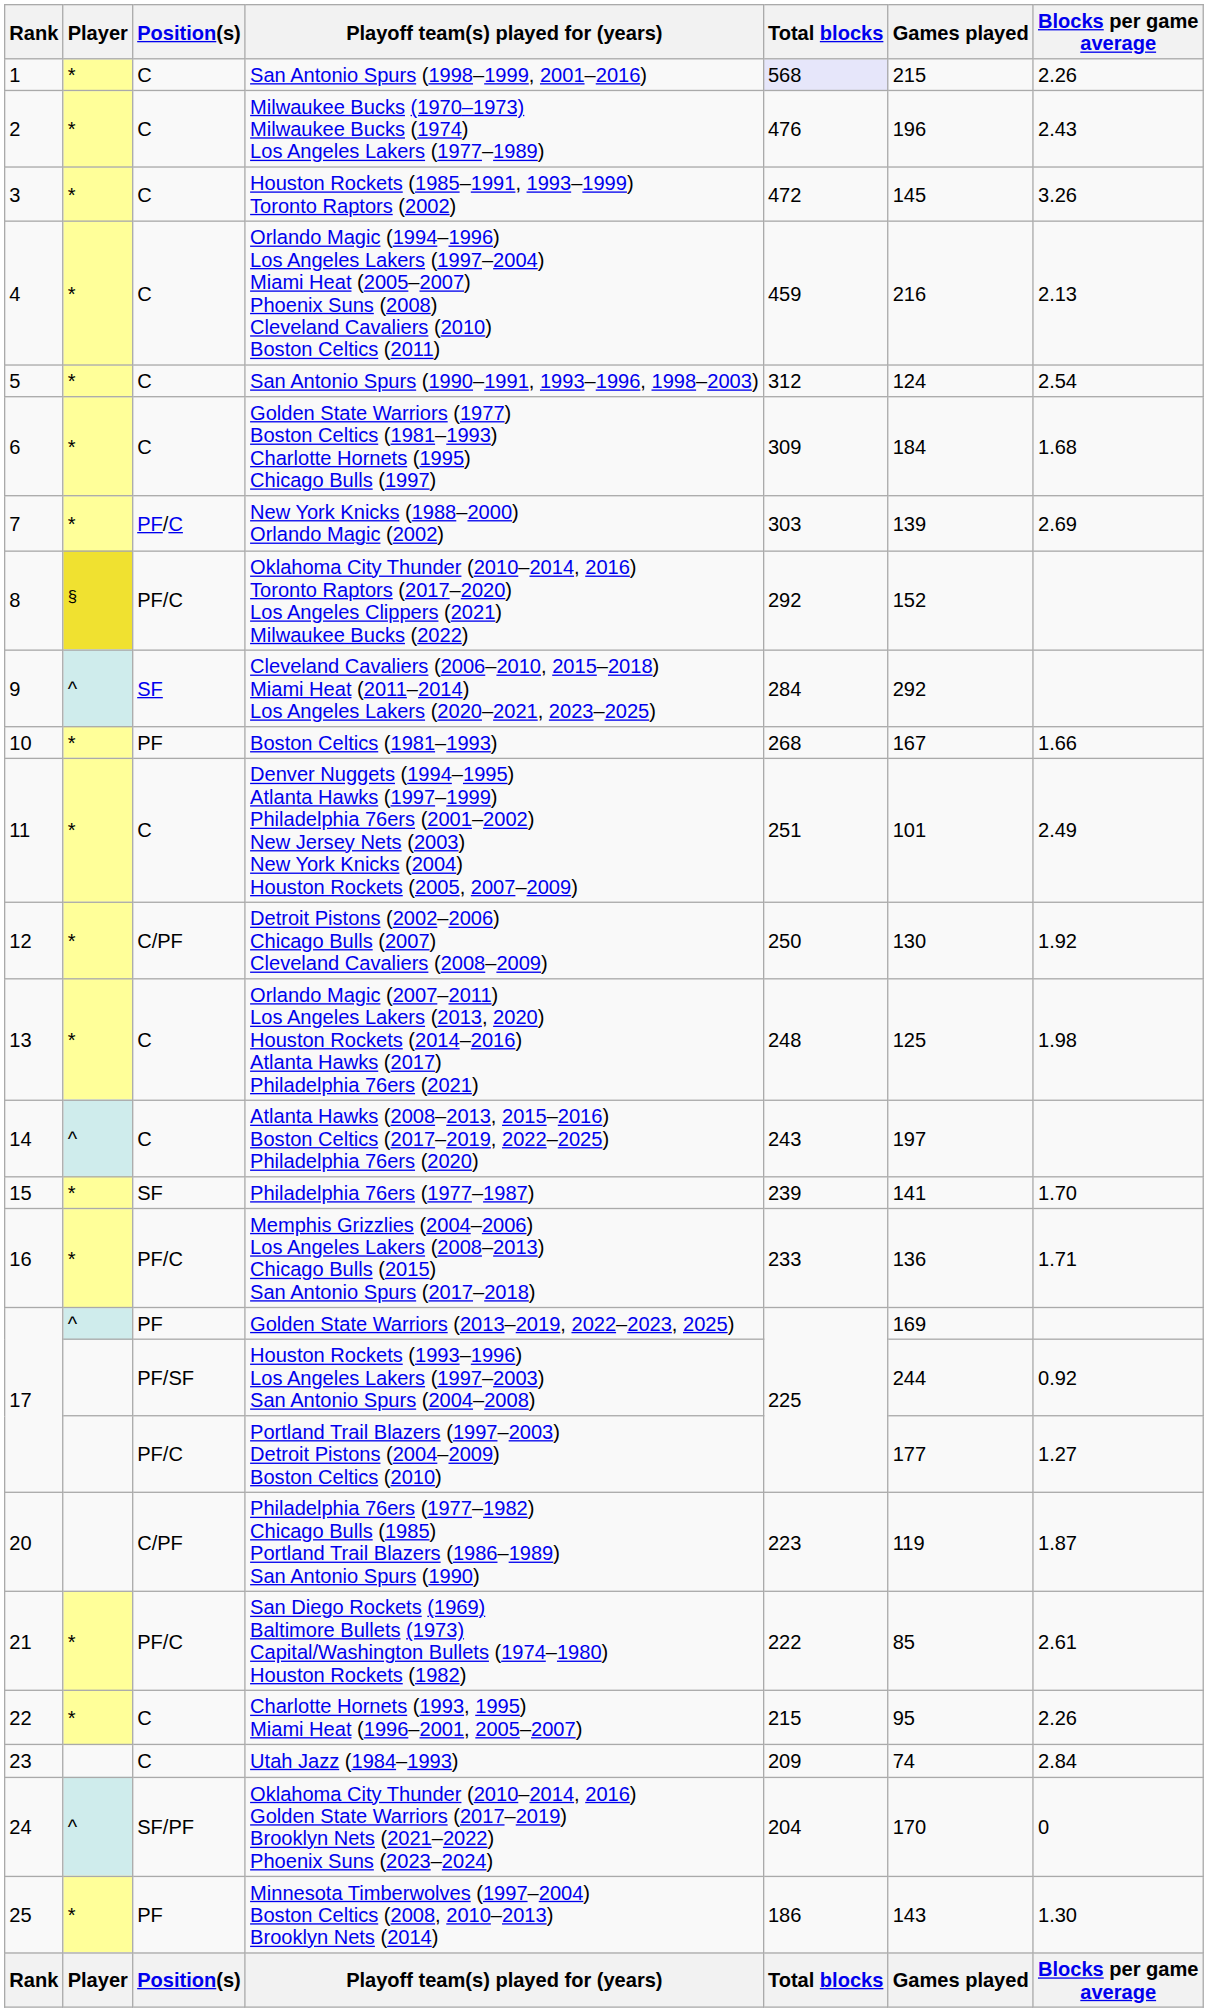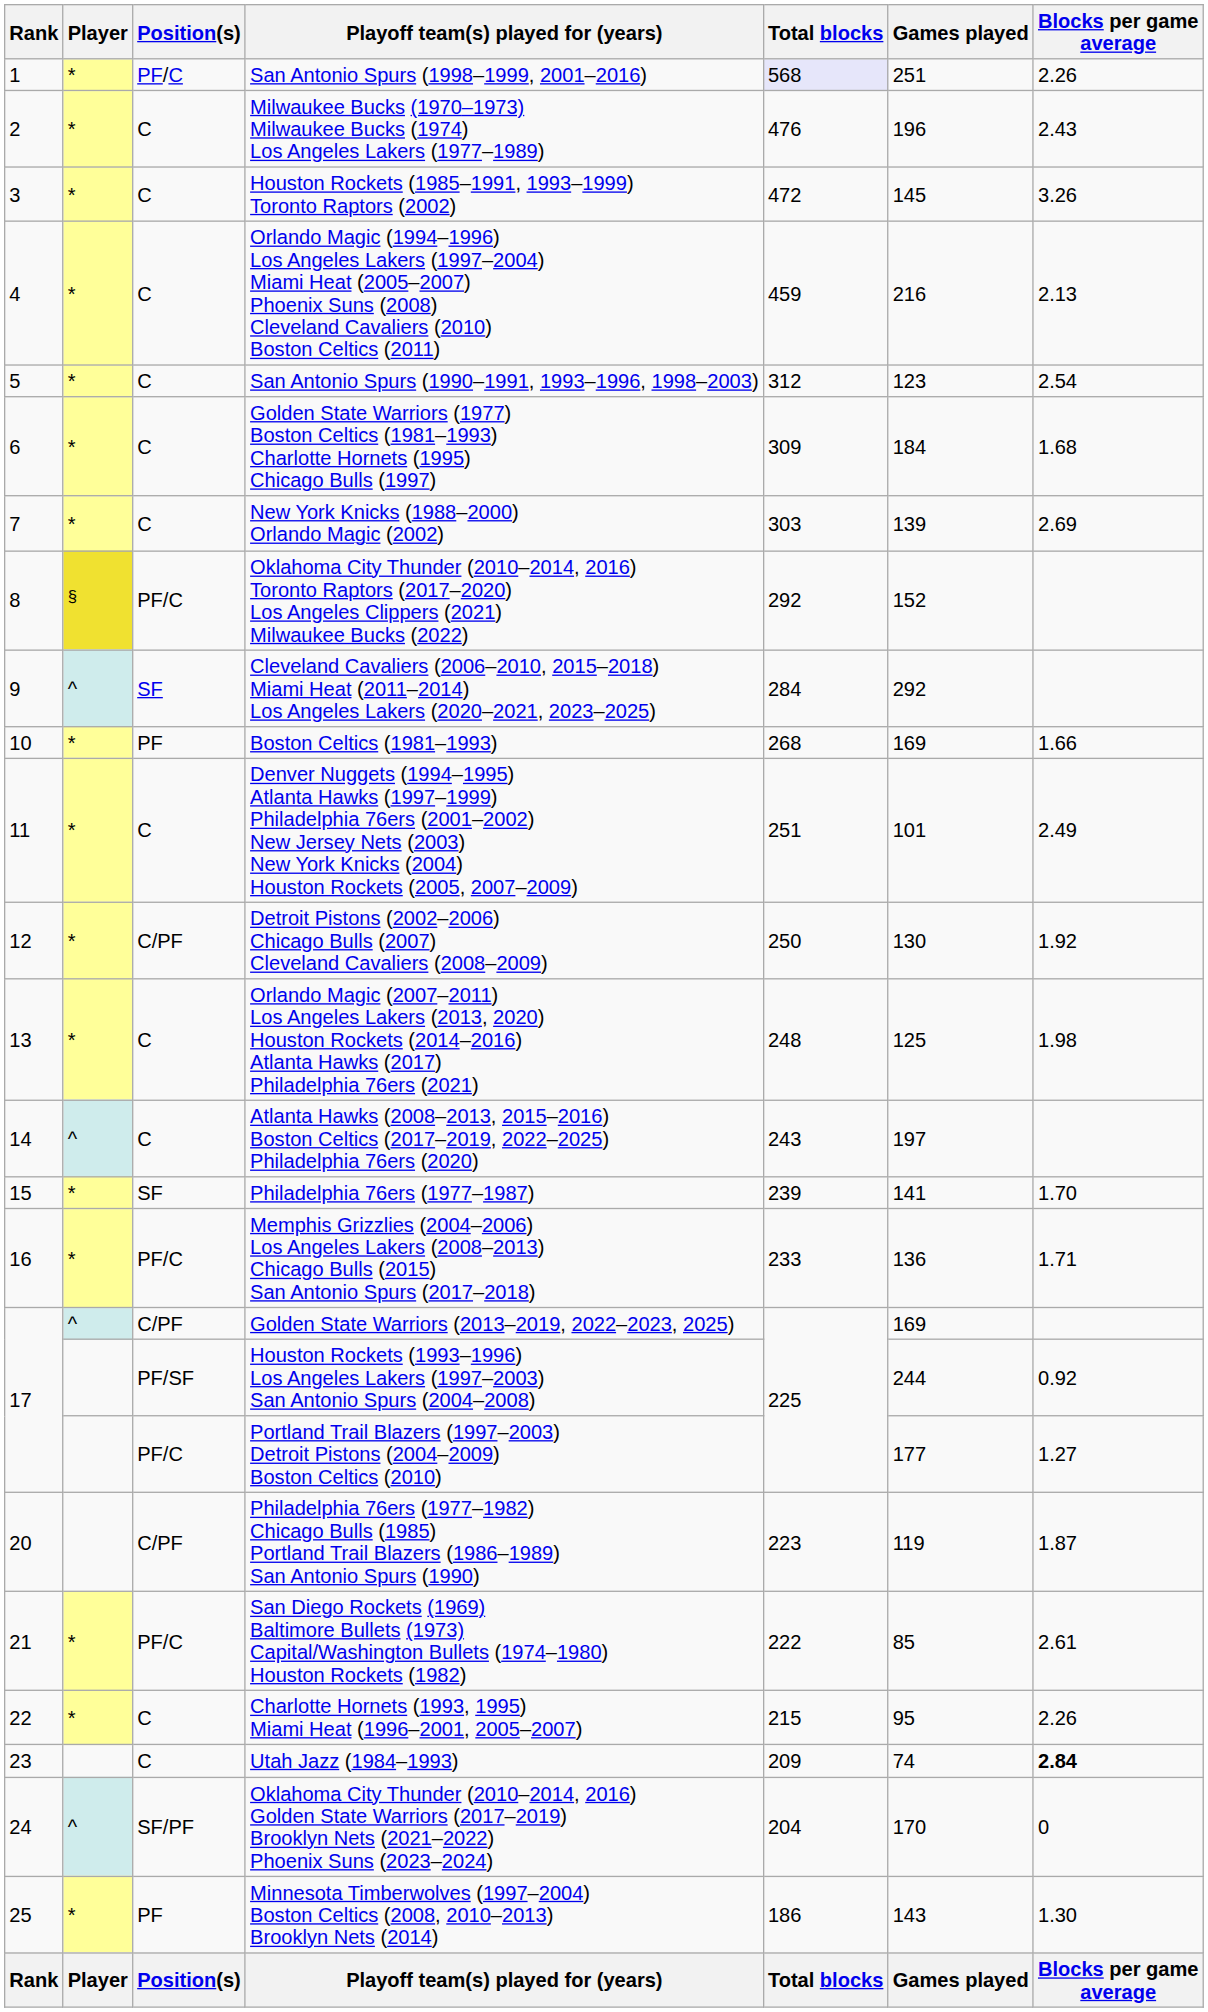(144, 75) C -> (160, 75) PF/C
(909, 75) 215 -> (909, 75) 251
(909, 382) 124 -> (909, 382) 123
(160, 524) PF/C -> (144, 524) C
(909, 742) 167 -> (909, 742) 169
(150, 1324) PF -> (160, 1324) C/PF
(1058, 1761) normal -> (1058, 1761) bold
